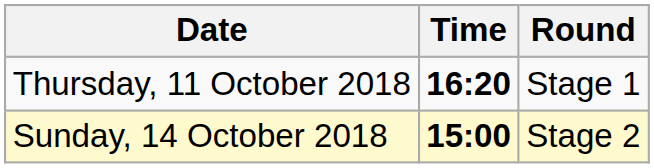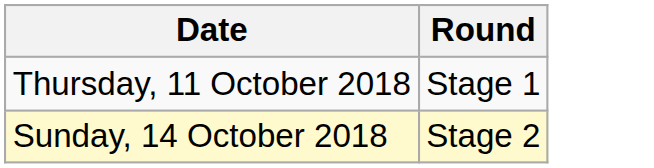- column: (469, 30)
